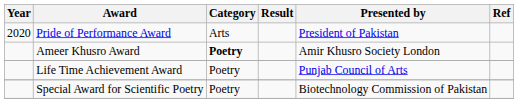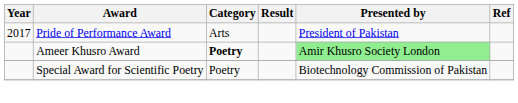(19, 32) 2020 -> (19, 32) 2017
(369, 51) no background -> (369, 51) lightgreen background
- row: (109, 70)
